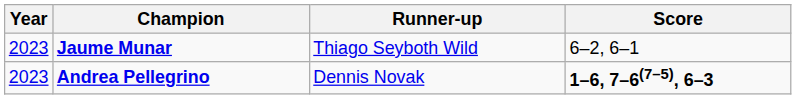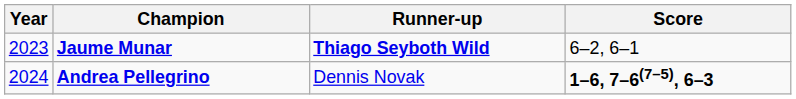(396, 47) normal -> (401, 47) bold
(29, 78) 2023 -> (29, 78) 2024
